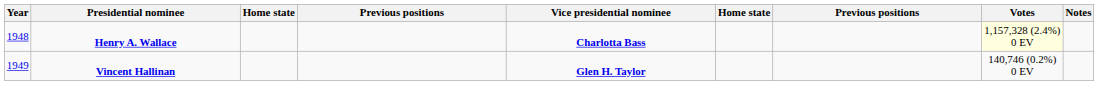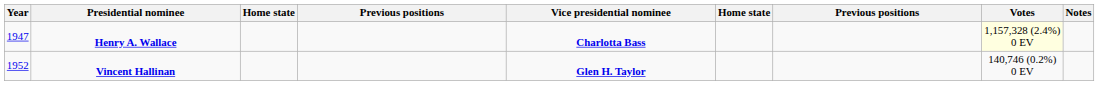(18, 36) 1948 -> (18, 36) 1947
(18, 65) 1949 -> (18, 65) 1952
